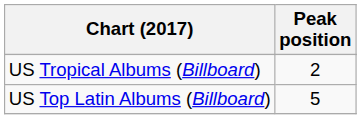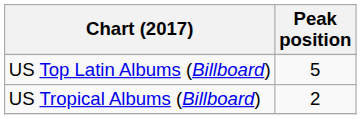rows swapped: (140, 98) <-> (135, 69)
